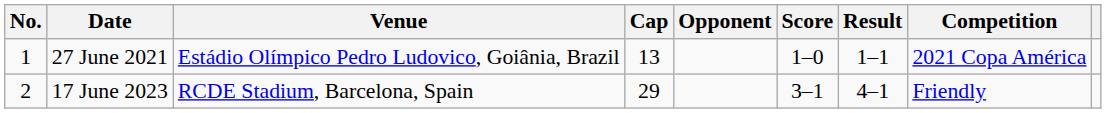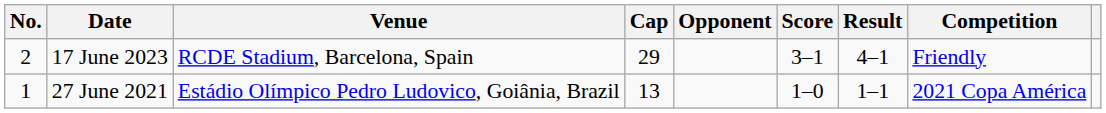rows swapped: (110, 56) <-> (110, 90)
